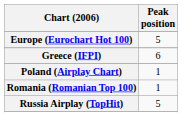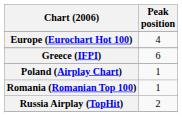(158, 39) 5 -> (158, 39) 4
(158, 103) 5 -> (158, 103) 2
